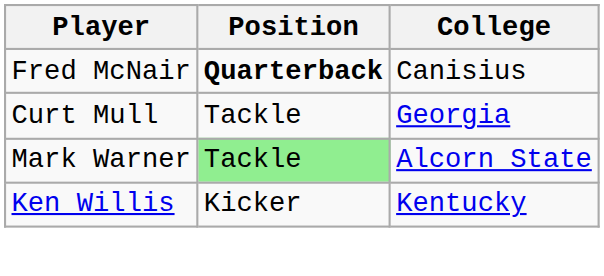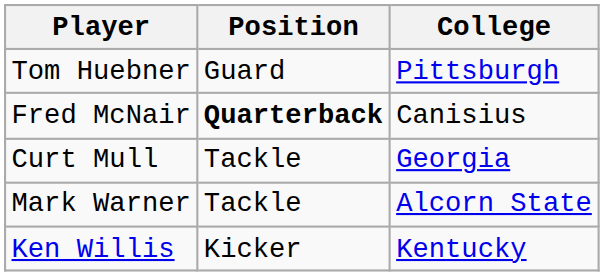+ row: (101, 71)
(253, 160) lightgreen background -> (253, 204) no background
